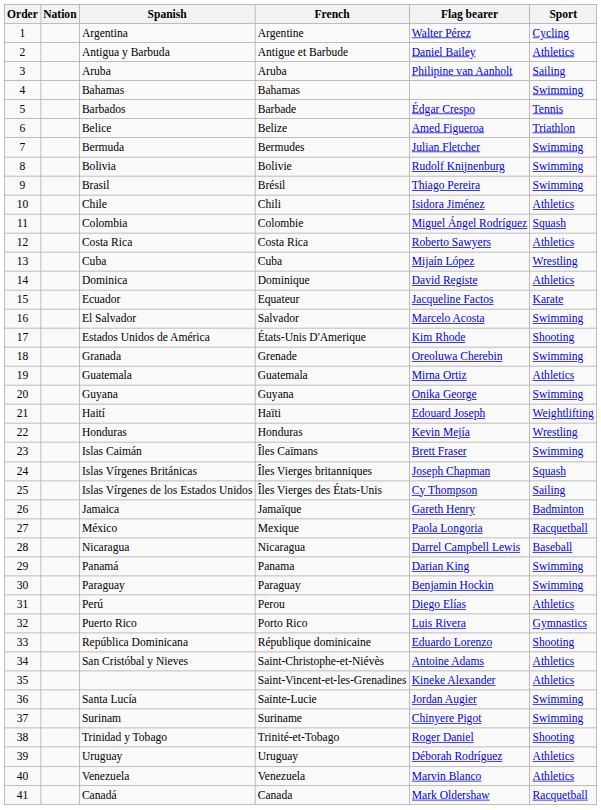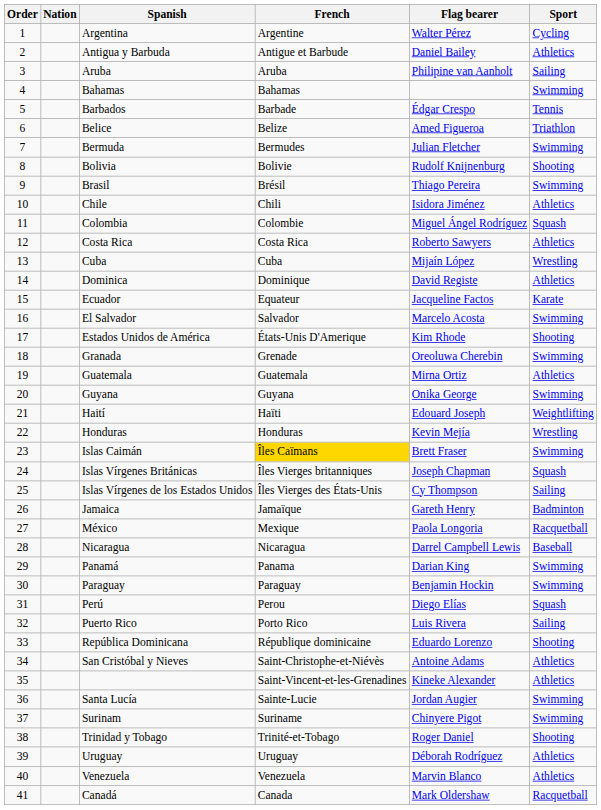(558, 166) Swimming -> (553, 166) Shooting
(288, 452) no background -> (288, 452) gold background
(553, 604) Athletics -> (549, 604) Squash
(560, 623) Gymnastics -> (549, 623) Sailing
